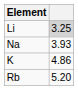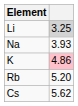(61, 61) no background -> (61, 61) pink background
+ row: (13, 93)
